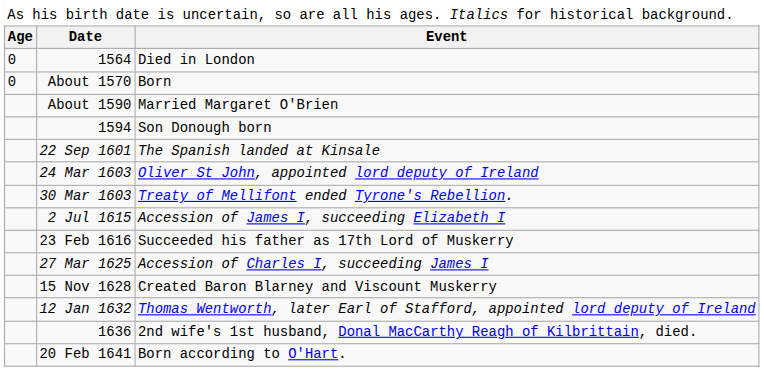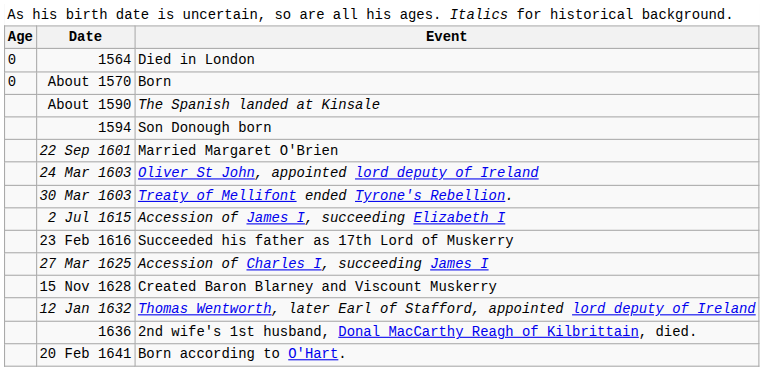(238, 105) Married Margaret O'Brien -> (259, 105) The Spanish landed at Kinsale
(259, 151) The Spanish landed at Kinsale -> (238, 151) Married Margaret O'Brien
